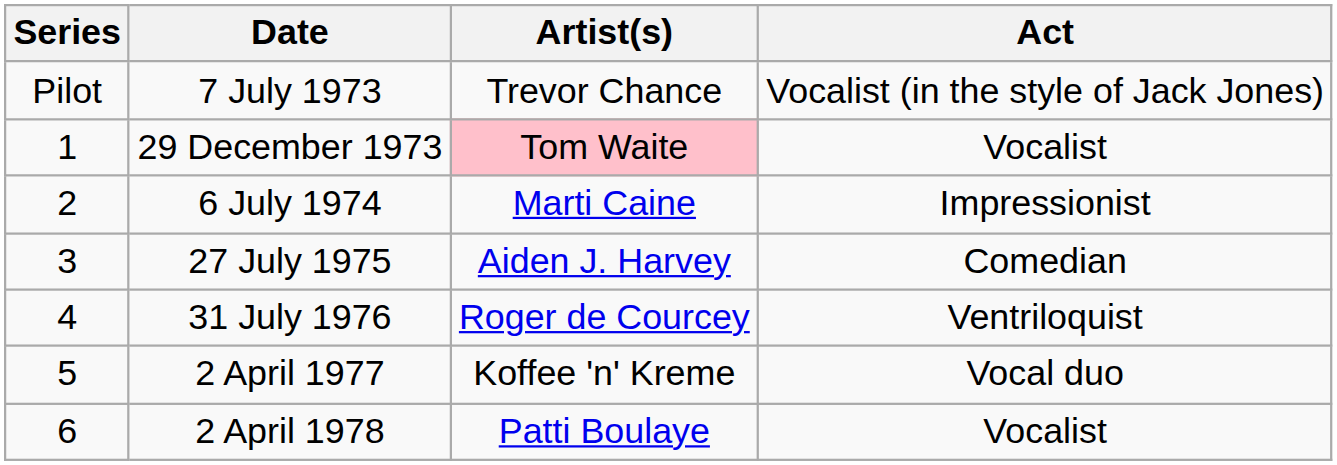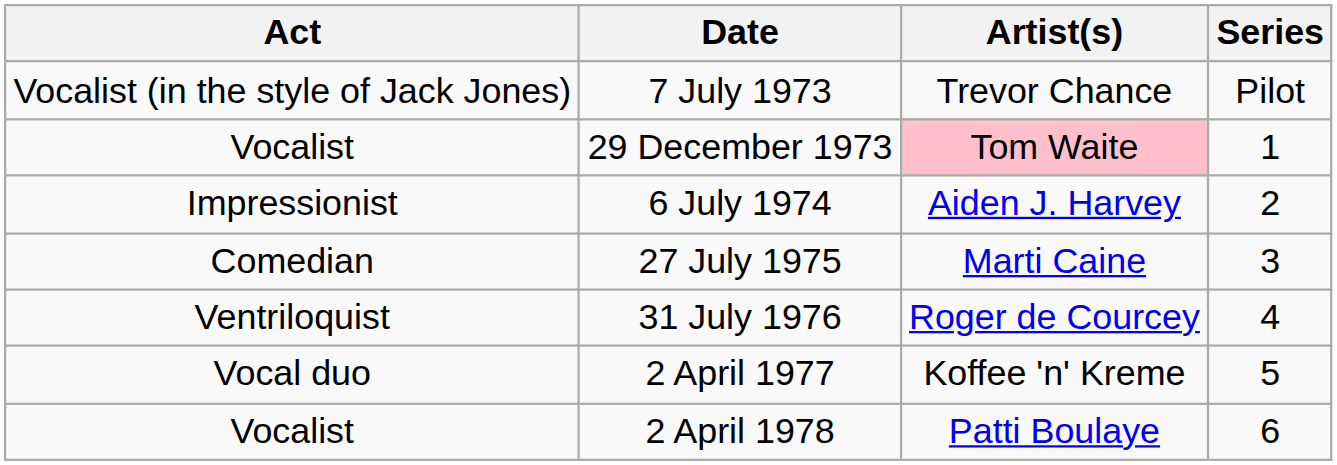columns swapped: (67, 32) <-> (1045, 32)
(604, 203) Marti Caine -> (1054, 203) Aiden J. Harvey
(604, 260) Aiden J. Harvey -> (1054, 260) Marti Caine
